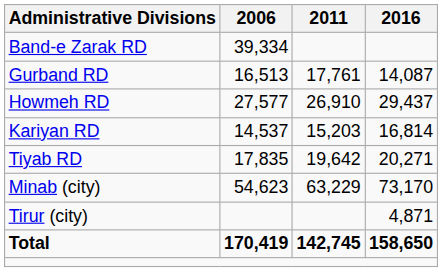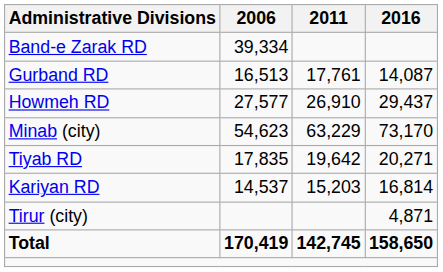rows swapped: (54, 131) <-> (55, 187)
